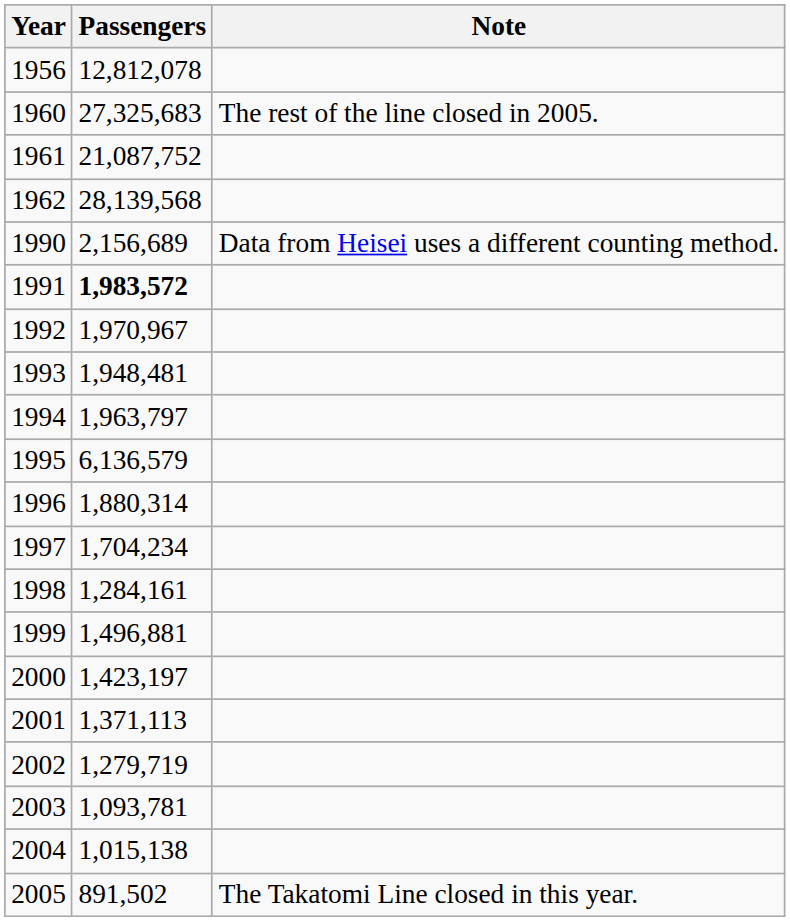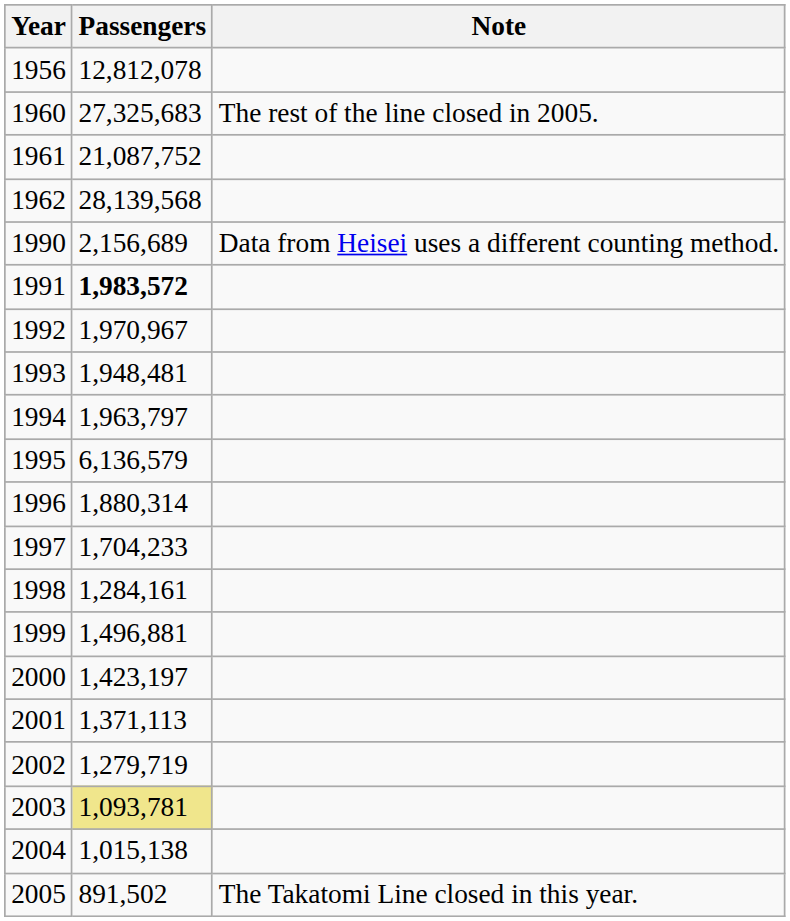(133, 546) 1,704,234 -> (133, 546) 1,704,233
(133, 807) no background -> (133, 807) khaki background
